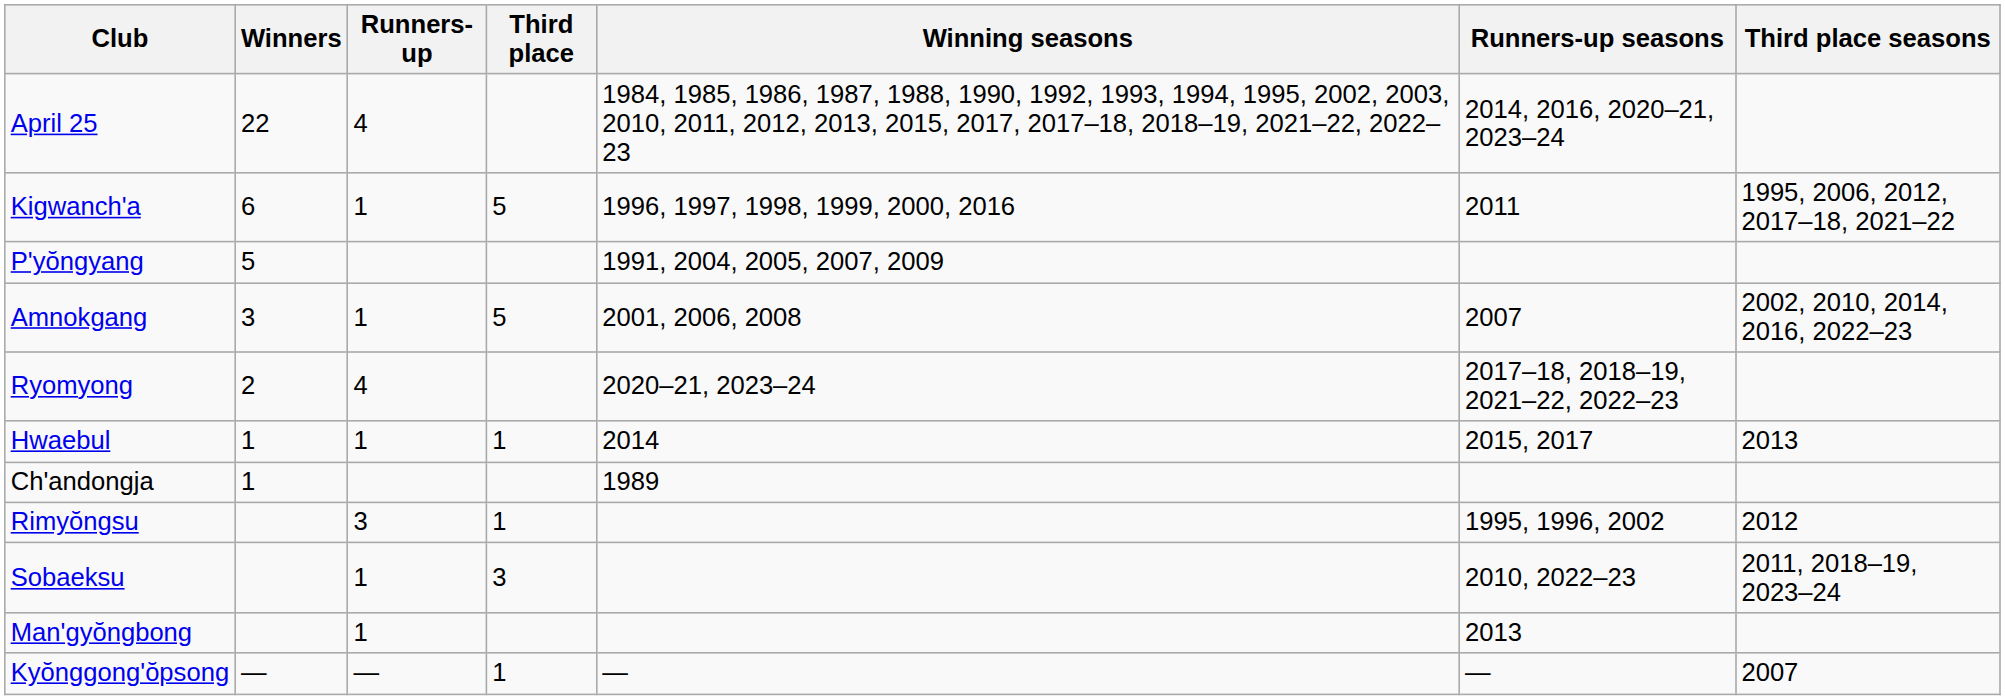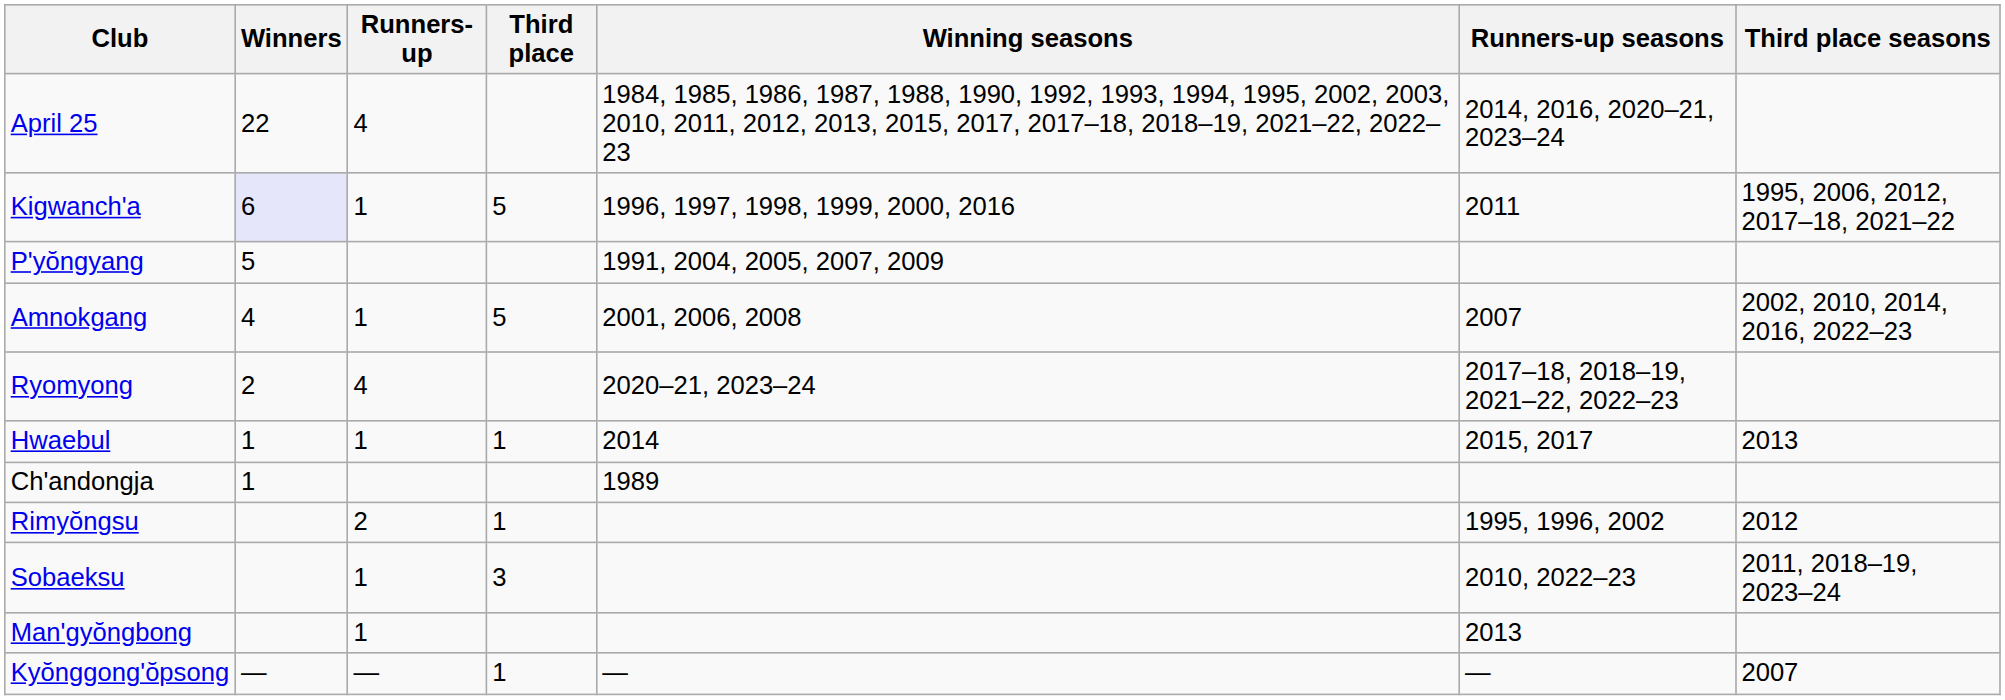(248, 206) no background -> (248, 206) lavender background
(248, 316) 3 -> (248, 316) 4
(361, 522) 3 -> (361, 522) 2
